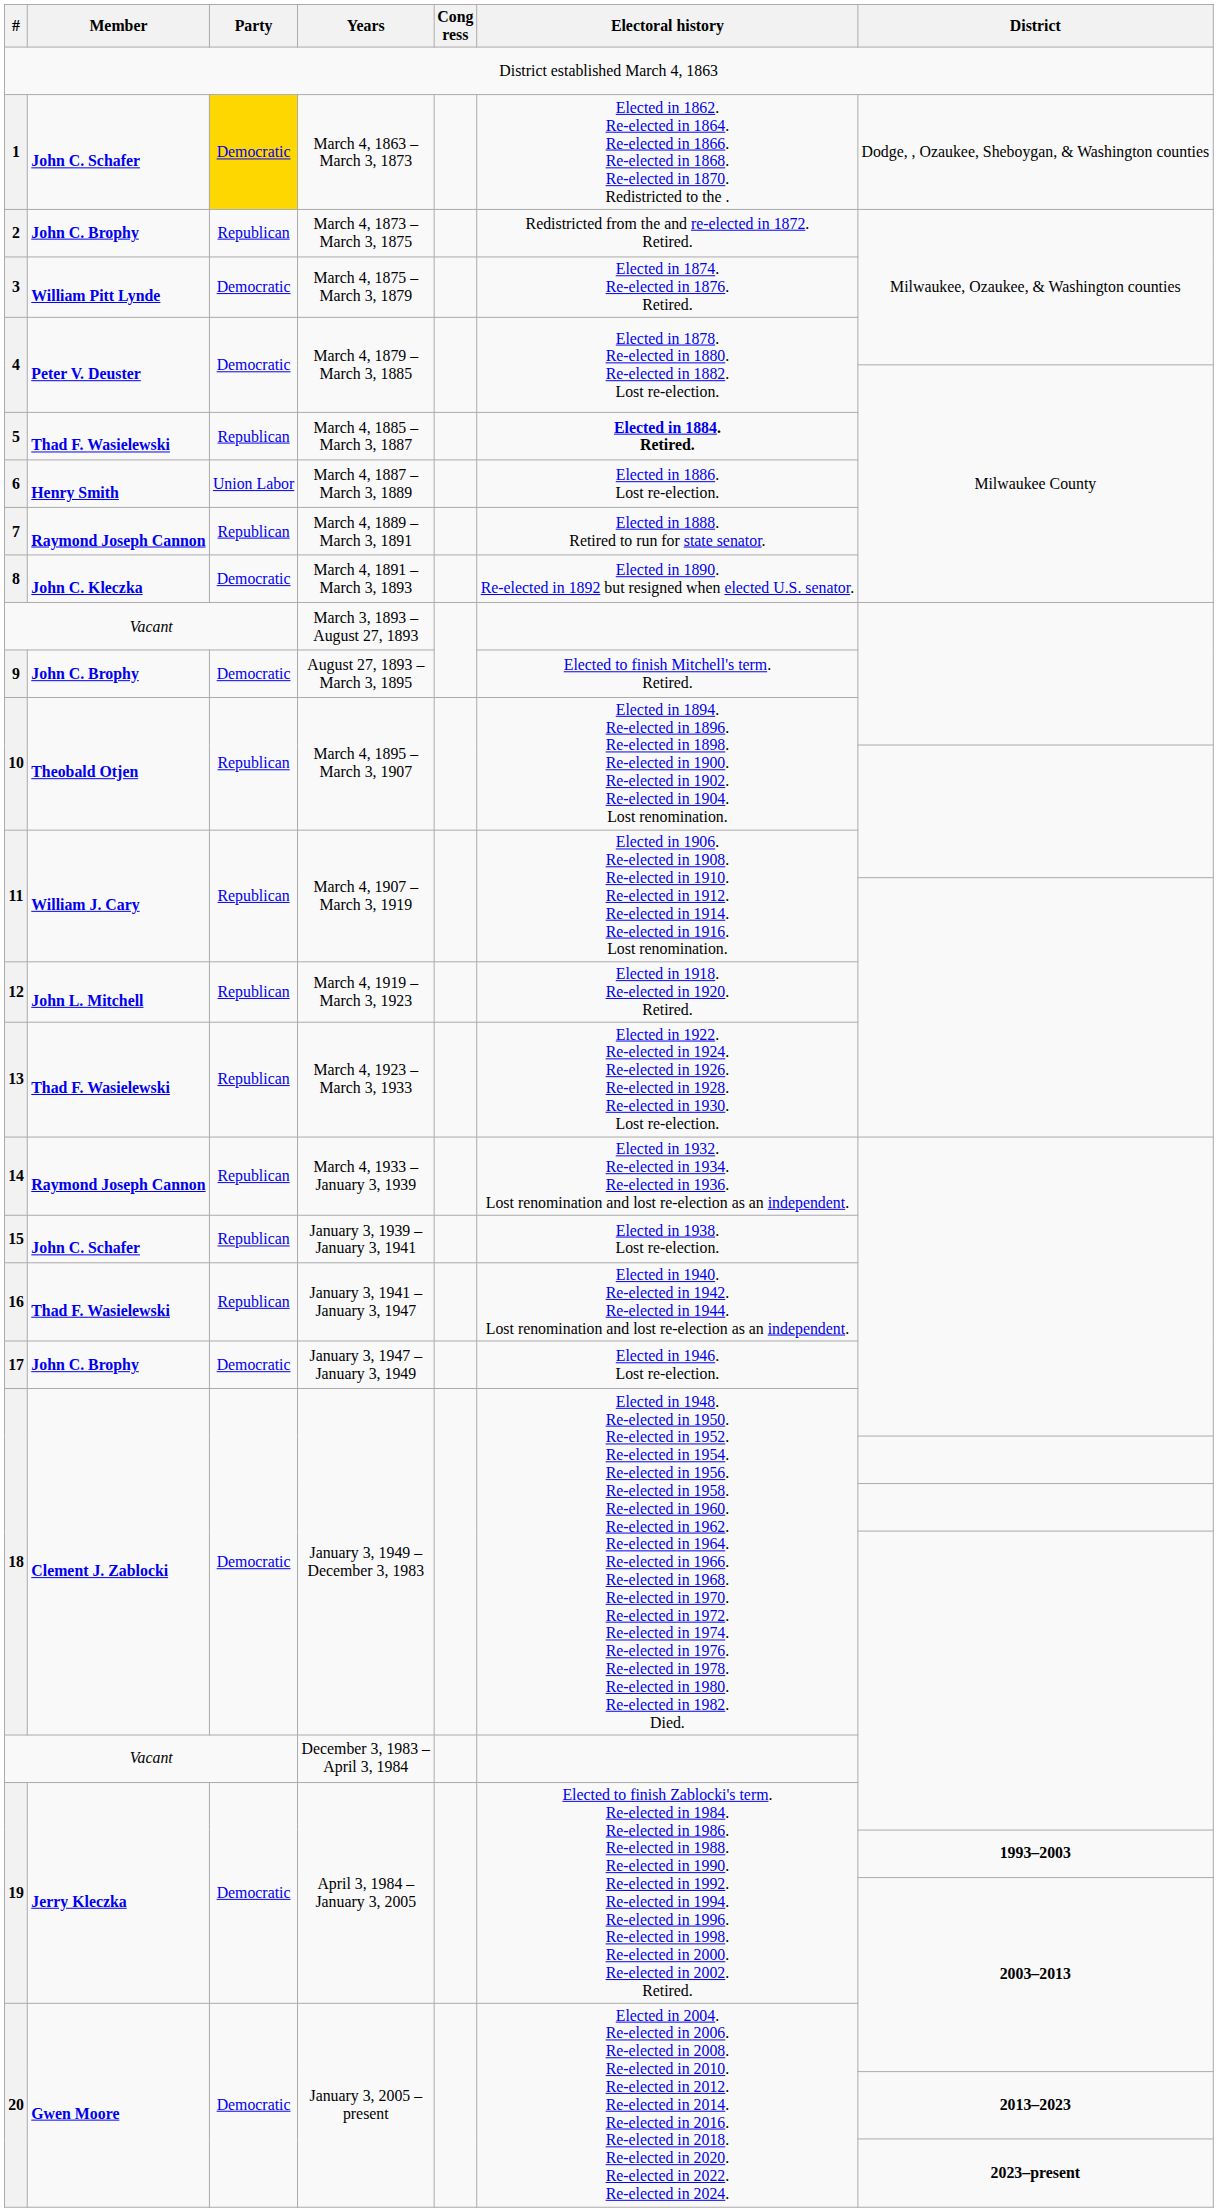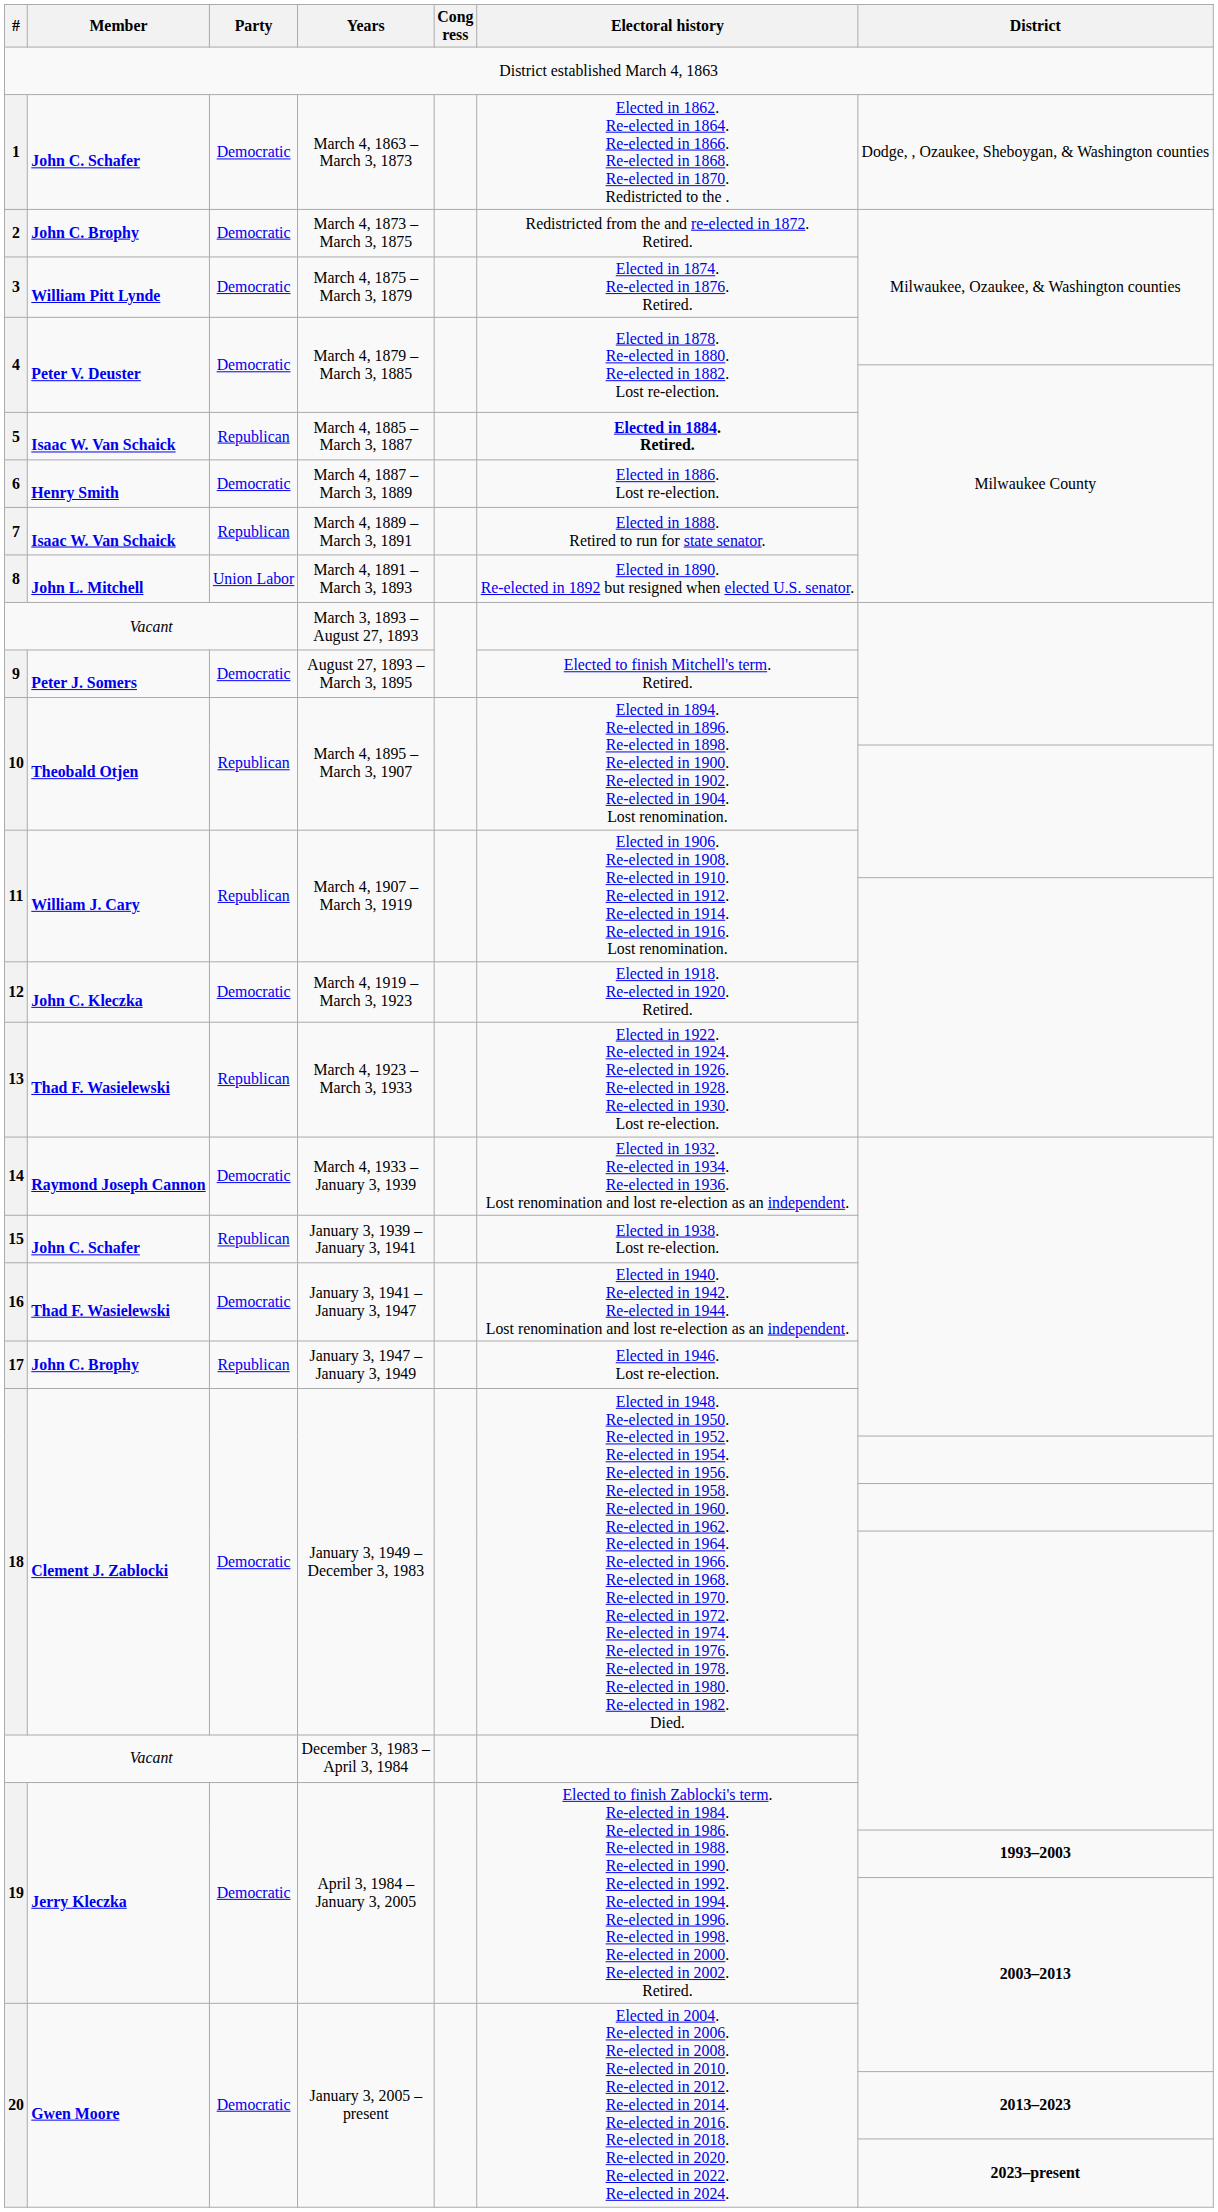(254, 152) gold background -> (254, 152) no background
(254, 232) Republican -> (254, 232) Democratic
(101, 445) Thad F. Wasielewski -> (103, 445) Isaac W. Van Schaick
(254, 483) Union Labor -> (254, 483) Democratic
(118, 540) Raymond Joseph Cannon -> (103, 540) Isaac W. Van Schaick
(87, 587) John C. Kleczka -> (87, 587) John L. Mitchell
(254, 578) Democratic -> (254, 578) Union Labor
(85, 673) John C. Brophy -> (84, 682) Peter J. Somers
(87, 1000) John L. Mitchell -> (87, 1000) John C. Kleczka
(254, 992) Republican -> (254, 992) Democratic
(254, 1175) Republican -> (254, 1175) Democratic
(254, 1302) Republican -> (254, 1302) Democratic
(254, 1365) Democratic -> (254, 1365) Republican
